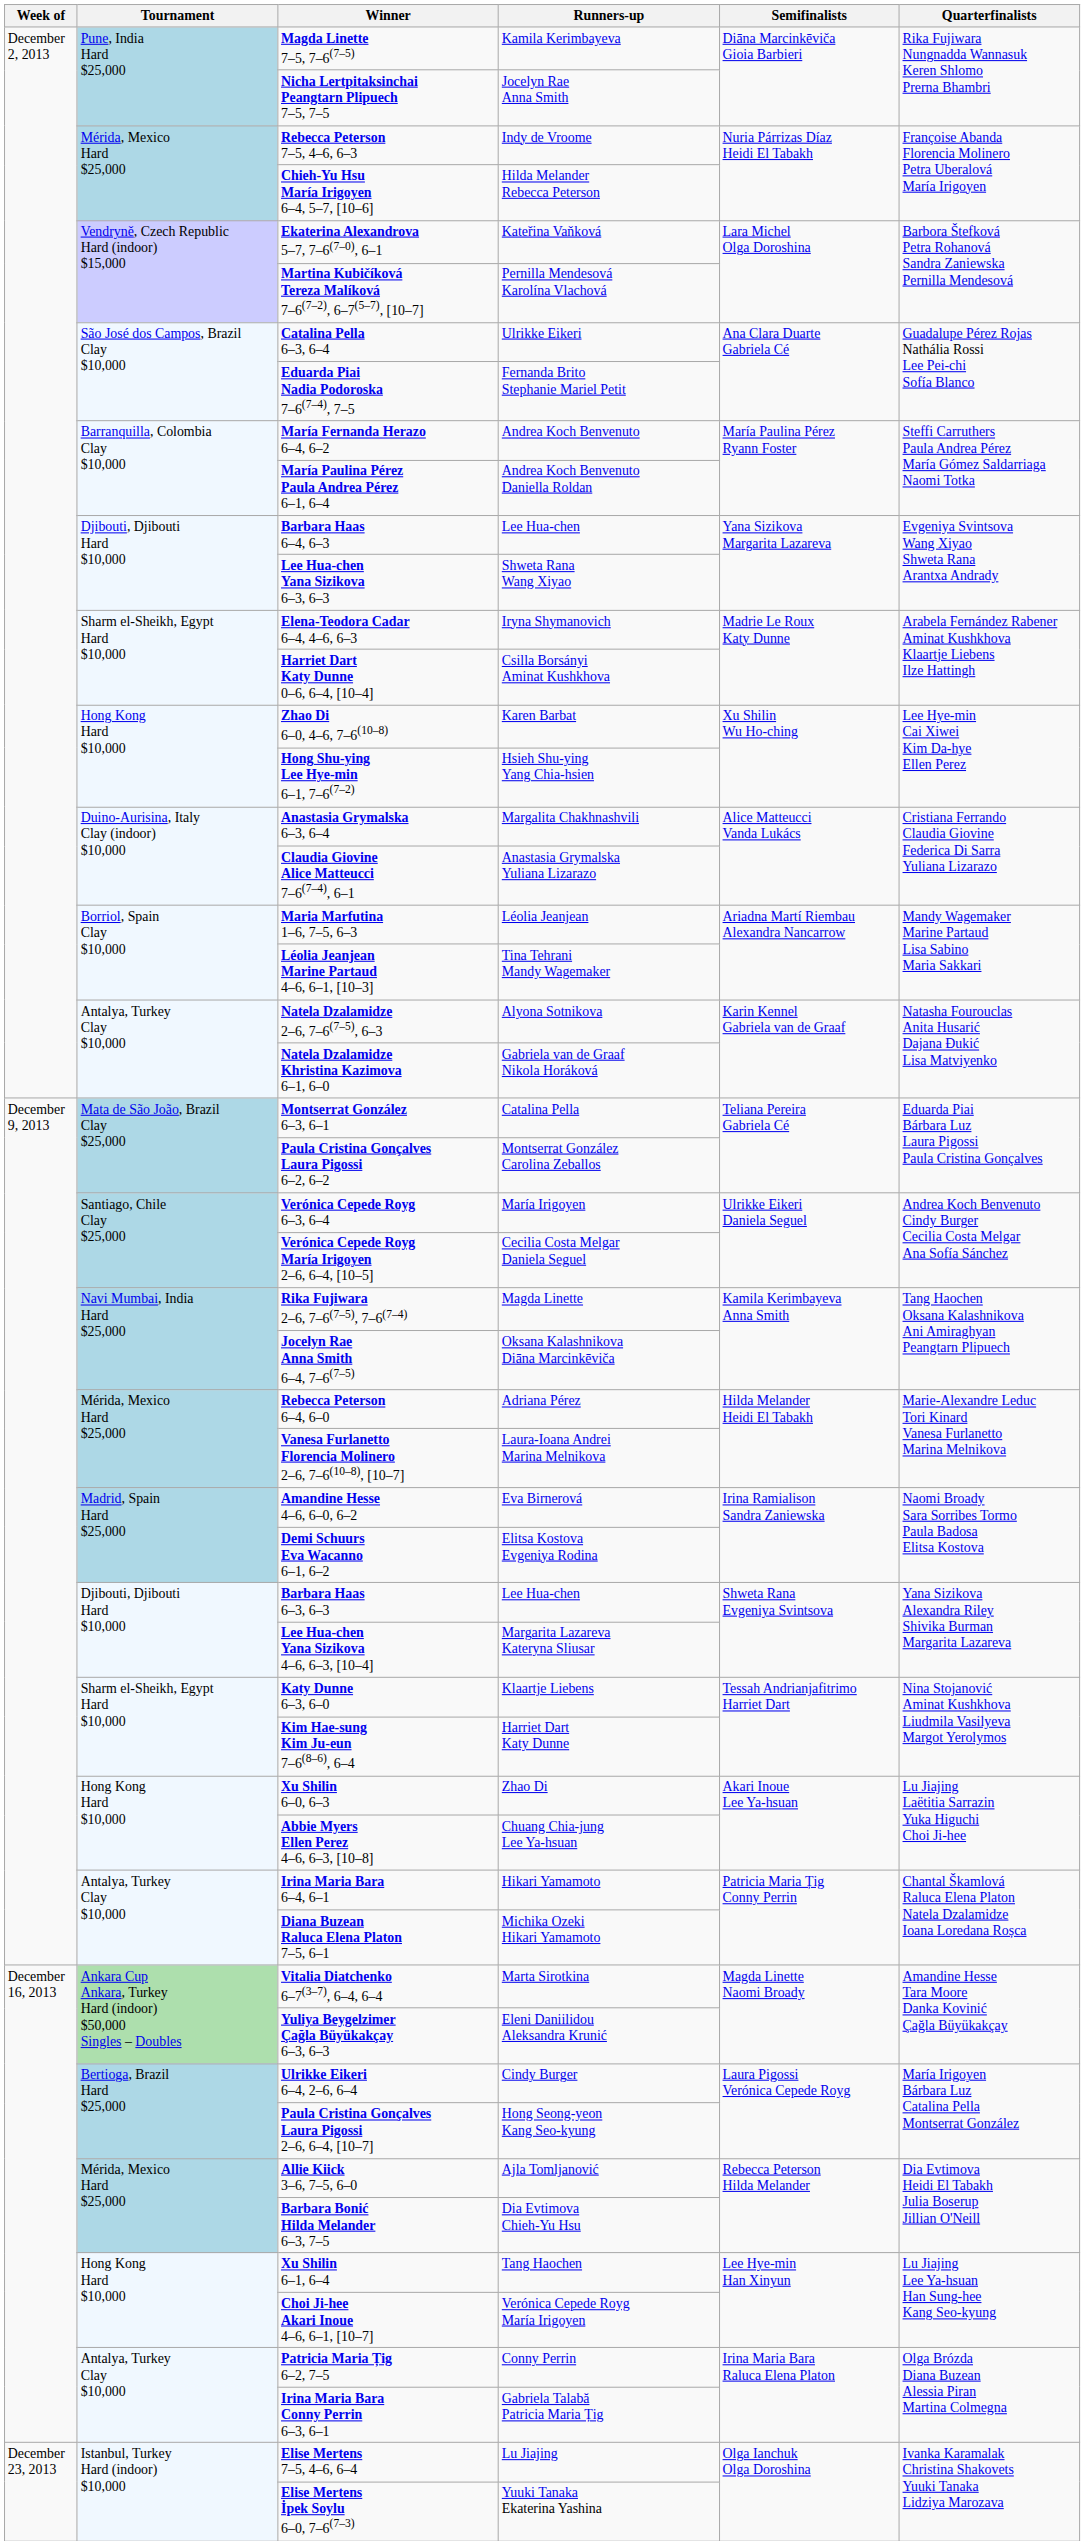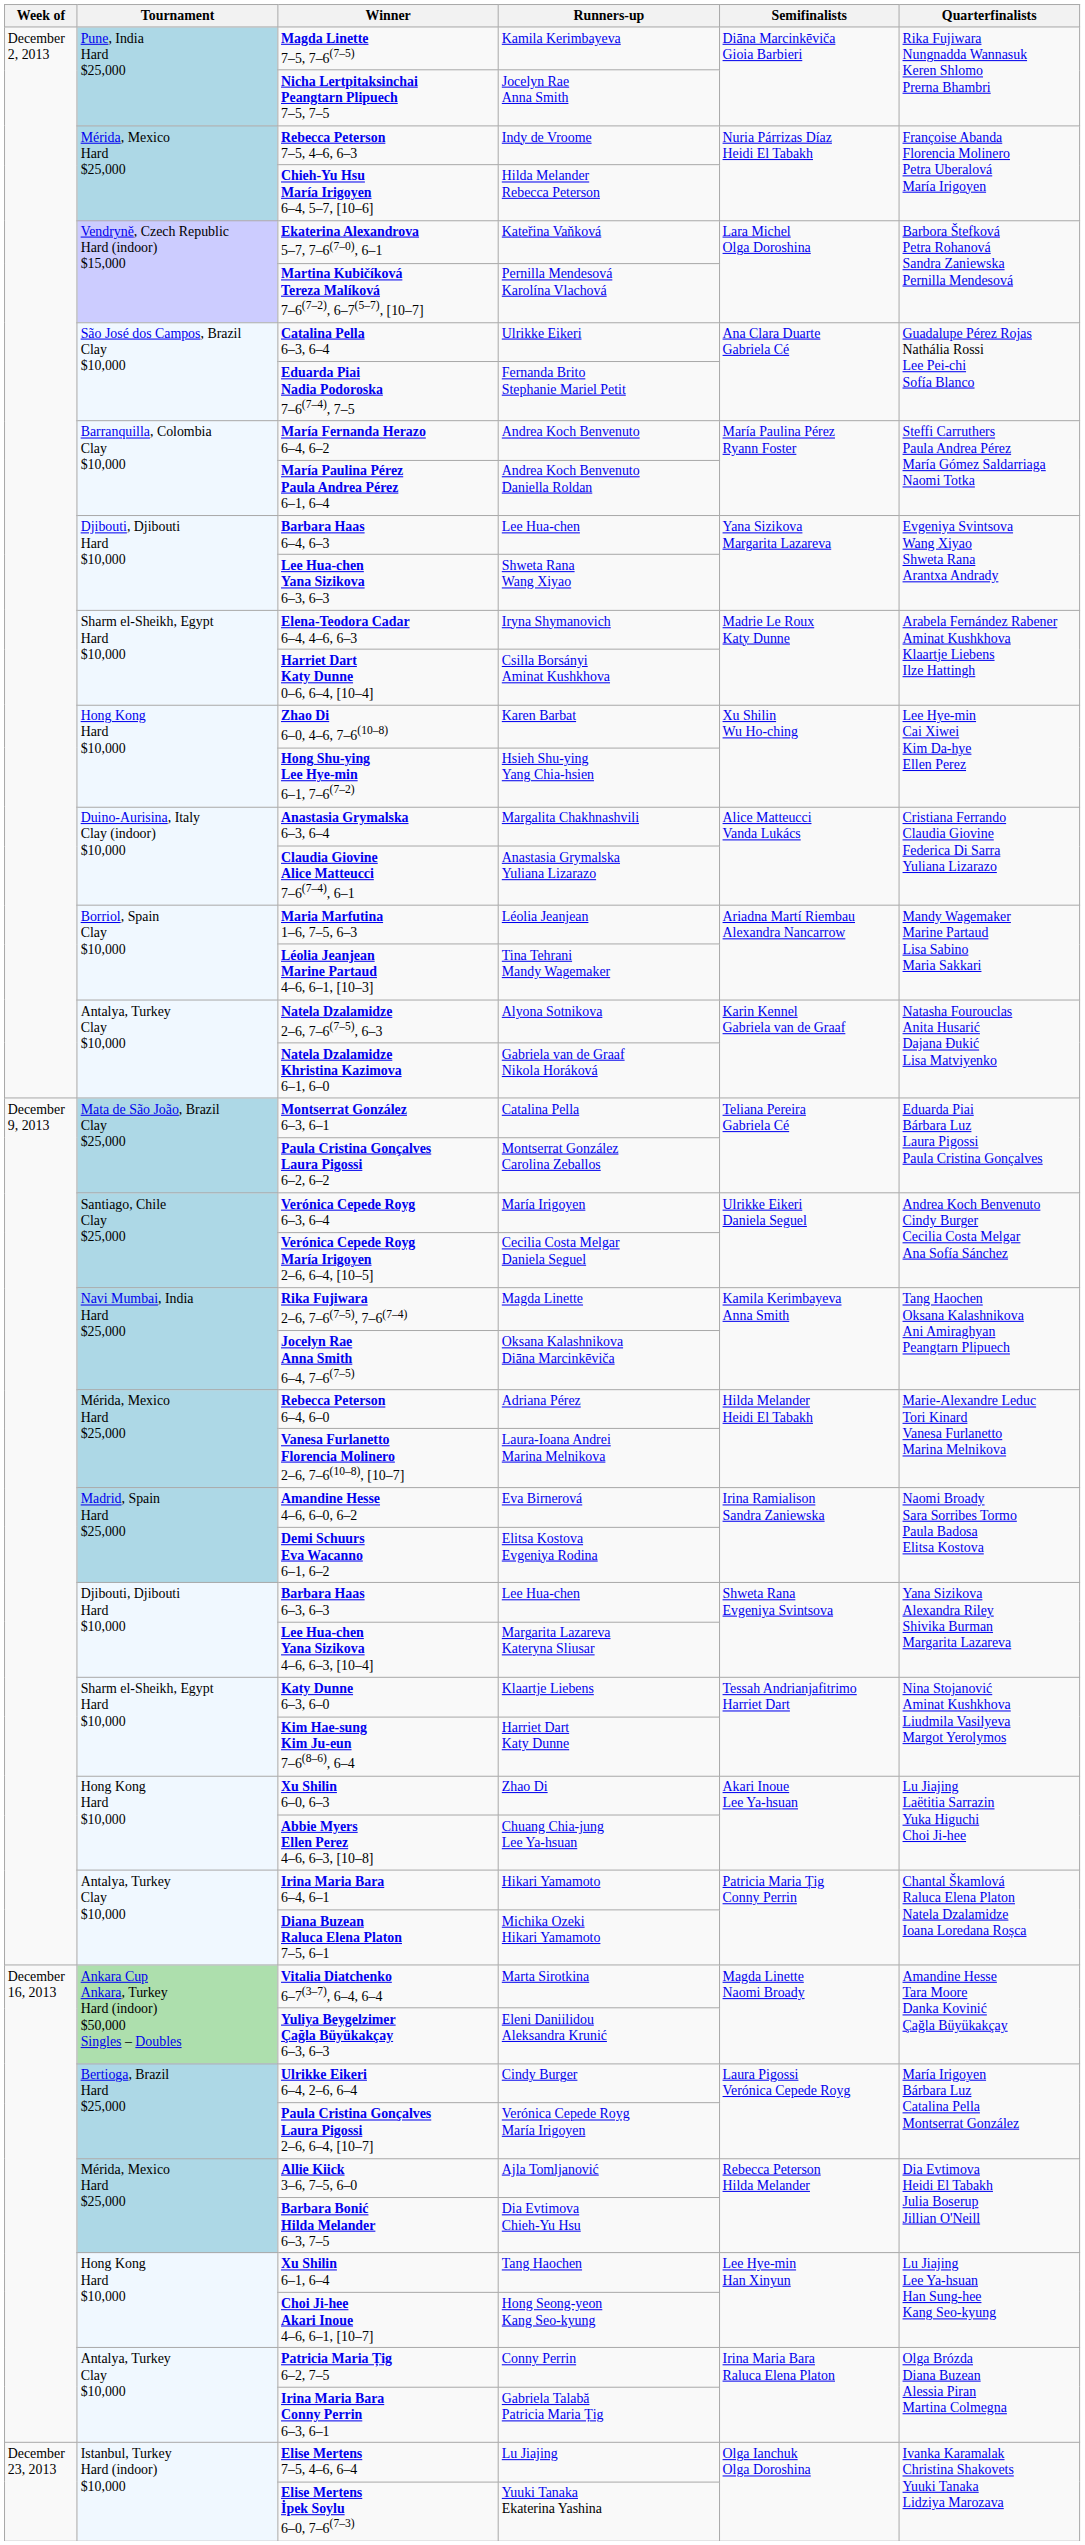(552, 2121) Hong Seong-yeon Kang Seo-kyung -> (566, 2121) Verónica Cepede Royg María Irigoyen
(566, 2311) Verónica Cepede Royg María Irigoyen -> (552, 2311) Hong Seong-yeon Kang Seo-kyung
